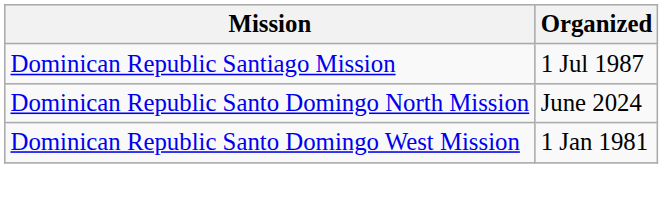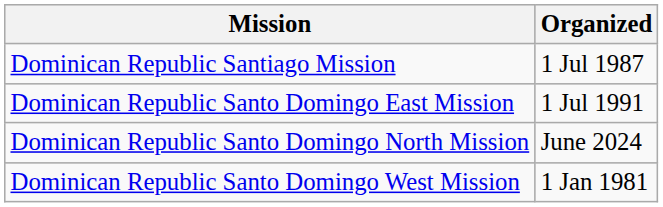+ row: (262, 102)
